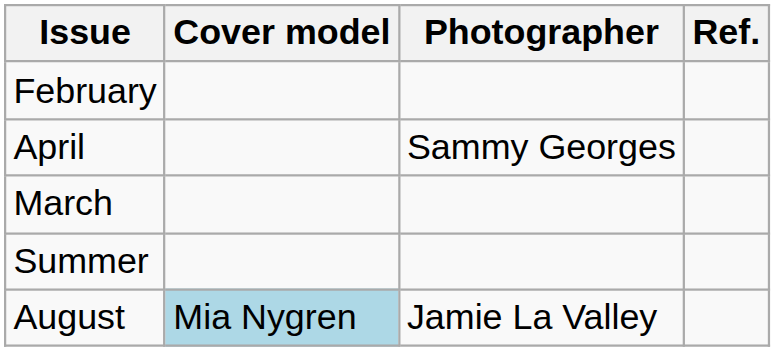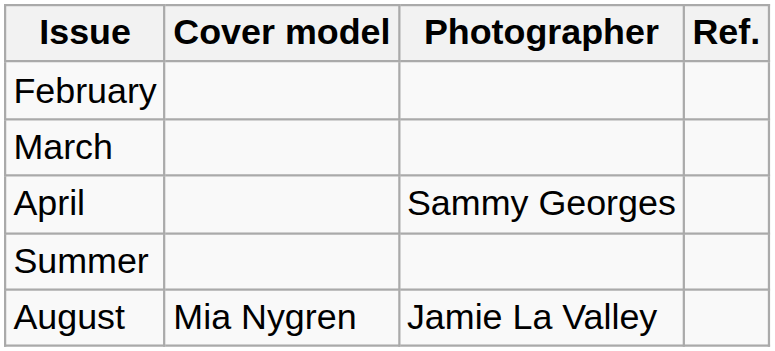rows swapped: (63, 203) <-> (49, 146)
(265, 317) lightblue background -> (265, 317) no background
